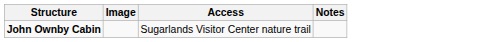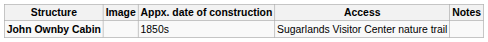+ column: (206, 12)
